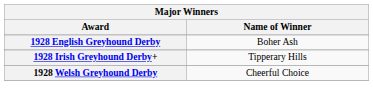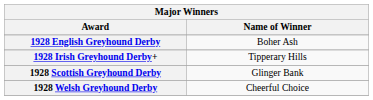+ row: (95, 73)
